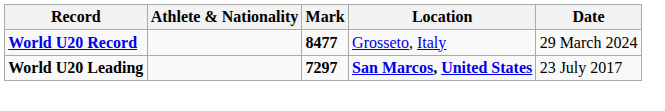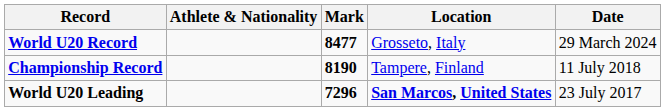+ row: (85, 67)
(322, 67) 7297 -> (341, 93) 7296
